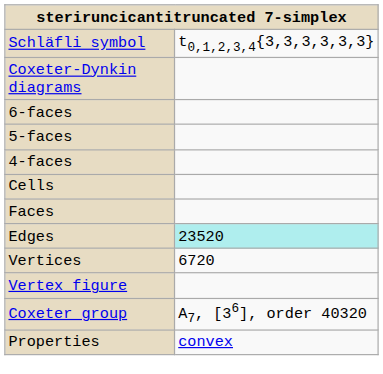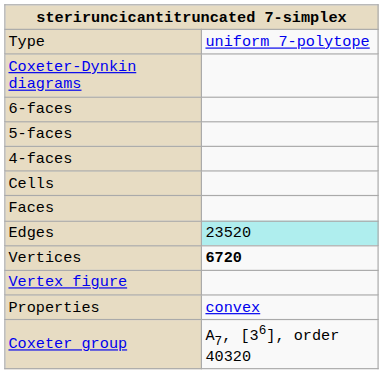+ row: (27, 42)
- row: (77, 43)
(196, 261) normal -> (224, 258) bold
rows swapped: (68, 314) <-> (54, 342)
